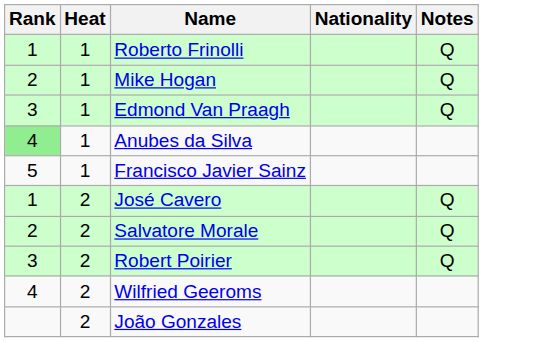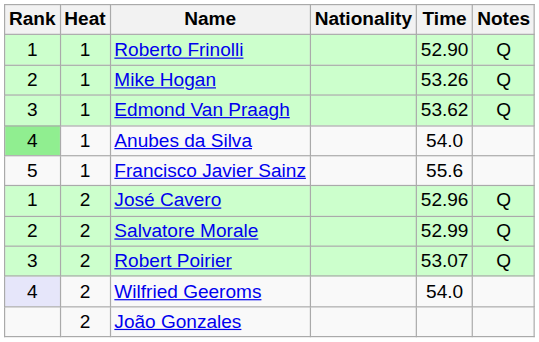+ column: (445, 19)
(32, 291) no background -> (32, 291) lavender background
